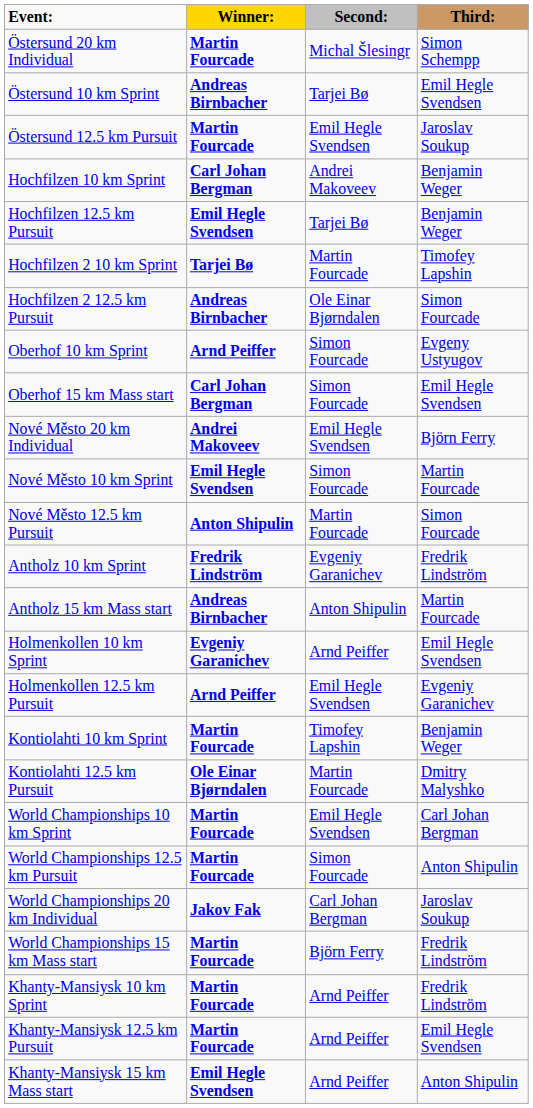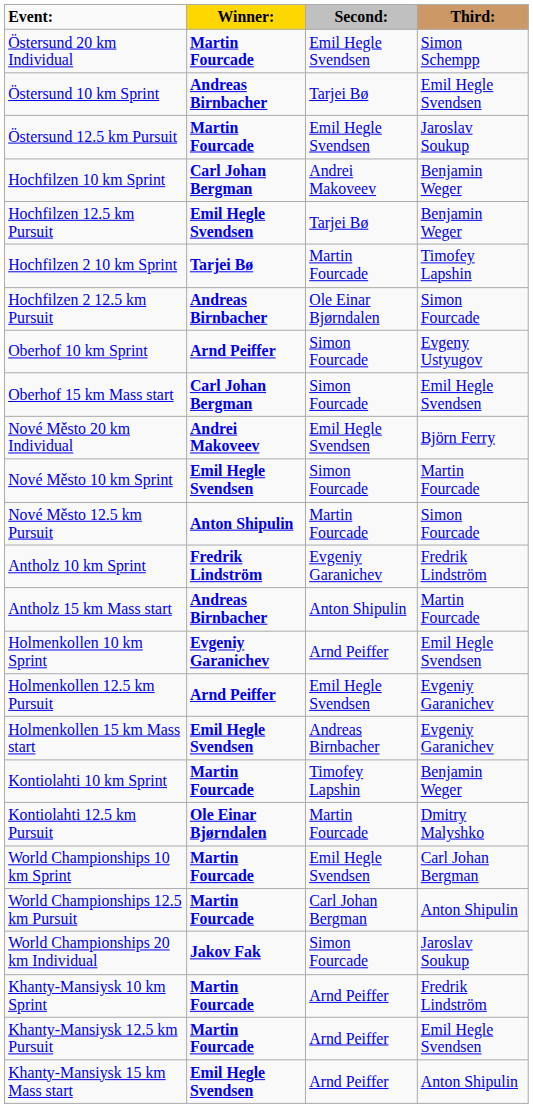(360, 51) Michal Šlesingr -> (345, 51) Emil Hegle Svendsen
+ row: (94, 738)
(339, 866) Simon Fourcade -> (343, 909) Carl Johan Bergman
(343, 909) Carl Johan Bergman -> (339, 952) Simon Fourcade
- row: (89, 952)
